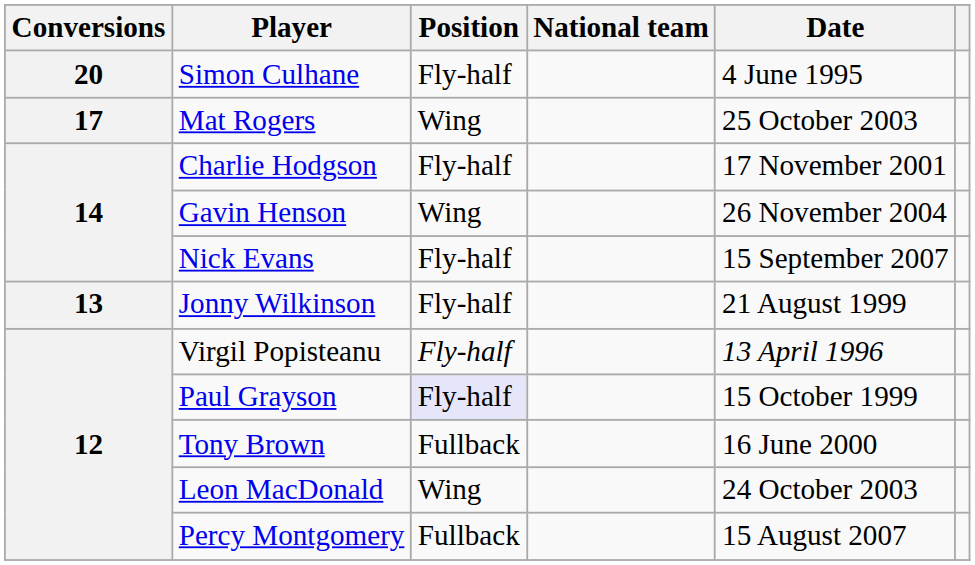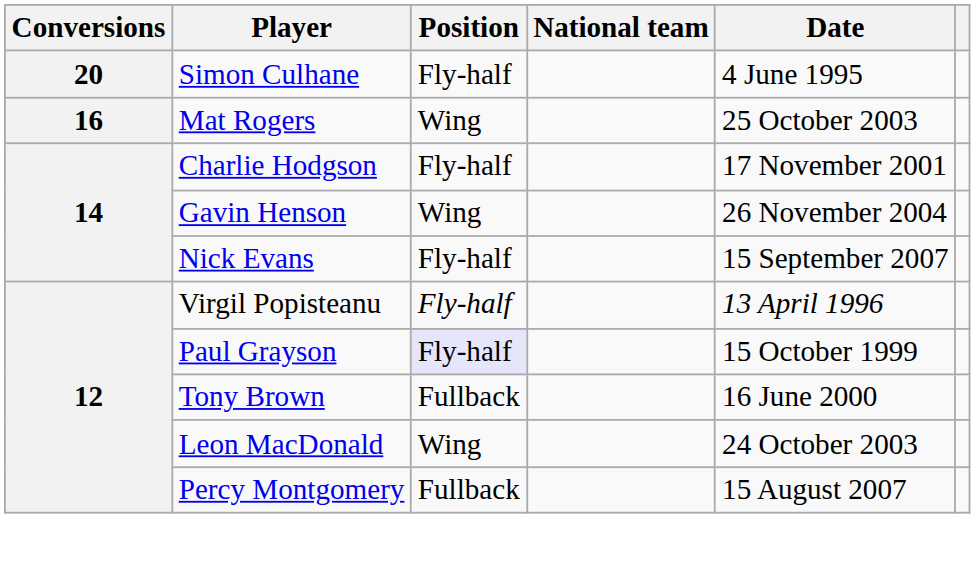(88, 119) 17 -> (88, 119) 16
- row: (277, 304)
